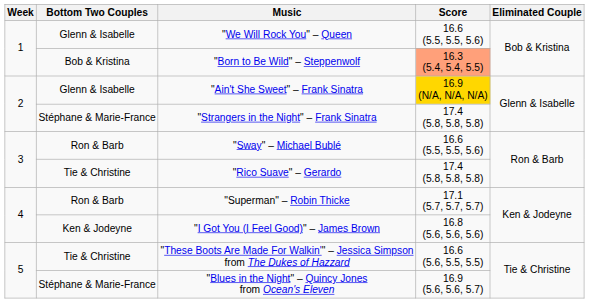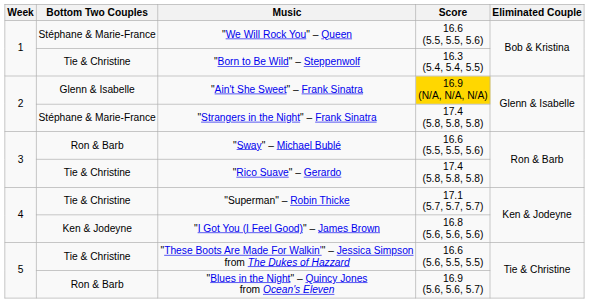(97, 34) Glenn & Isabelle -> (97, 34) Stéphane & Marie-France
(97, 62) Bob & Kristina -> (97, 62) Tie & Christine
(453, 62) lightsalmon background -> (453, 62) no background
(97, 201) Ron & Barb -> (97, 201) Tie & Christine
(97, 284) Stéphane & Marie-France -> (97, 284) Ron & Barb
